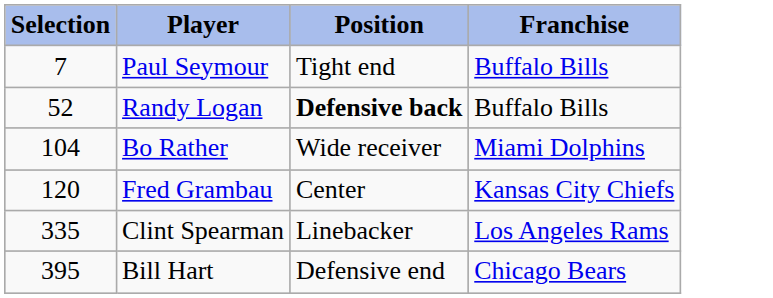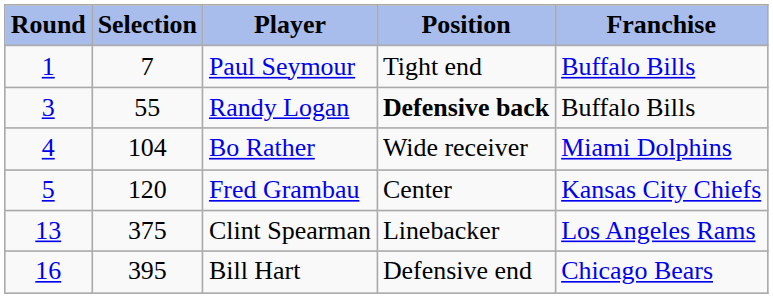+ column: (48, 25)
(60, 107) 52 -> (147, 107) 55
(60, 230) 335 -> (147, 230) 375
